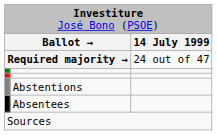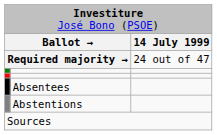rows swapped: (7, 87) <-> (7, 104)
